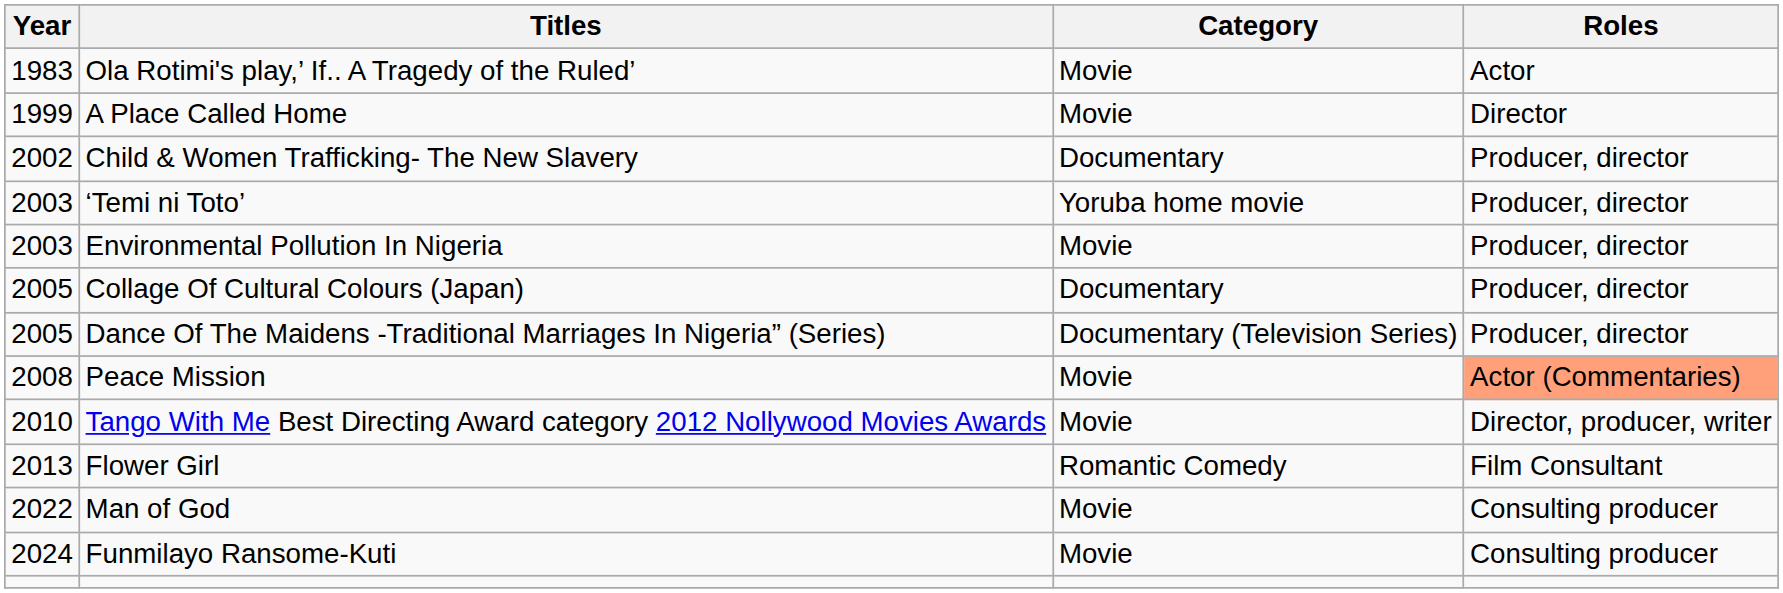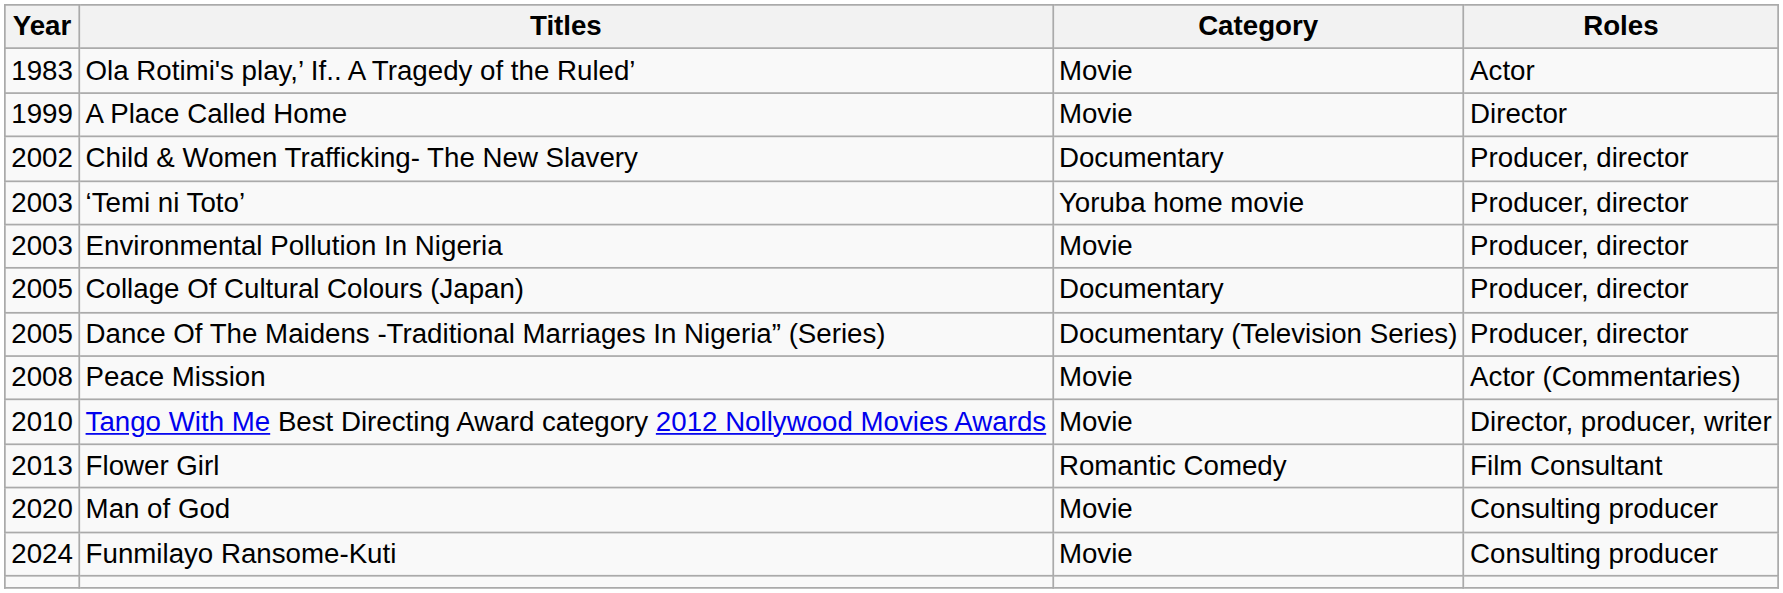(1605, 377) lightsalmon background -> (1605, 377) no background
(42, 509) 2022 -> (42, 509) 2020
